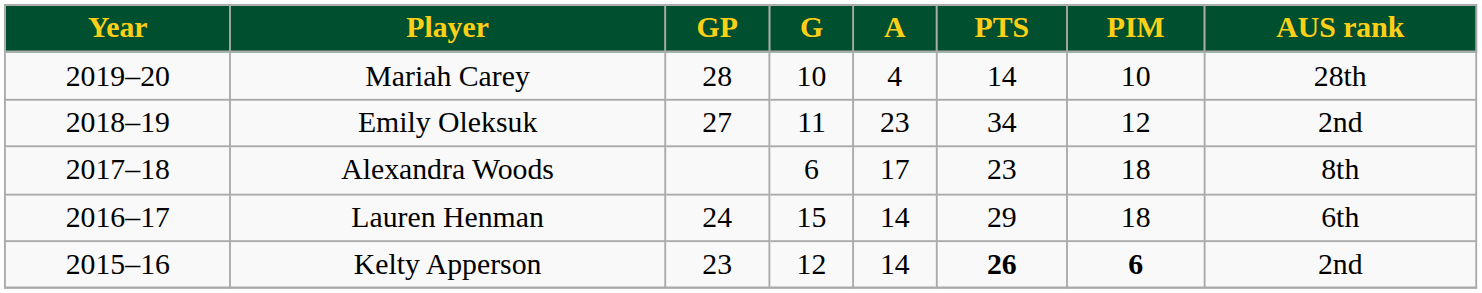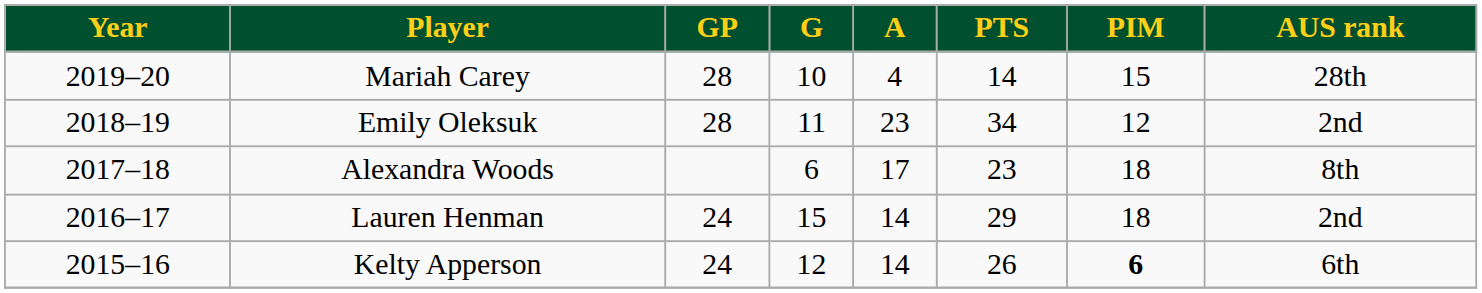(1136, 75) 10 -> (1136, 75) 15
(717, 122) 27 -> (717, 122) 28
(1340, 216) 6th -> (1340, 216) 2nd
(717, 264) 23 -> (717, 264) 24
(1002, 264) bold -> (1002, 264) normal
(1340, 264) 2nd -> (1340, 264) 6th
